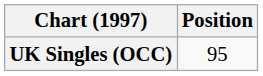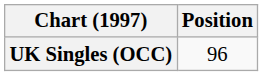(217, 53) 95 -> (217, 53) 96
